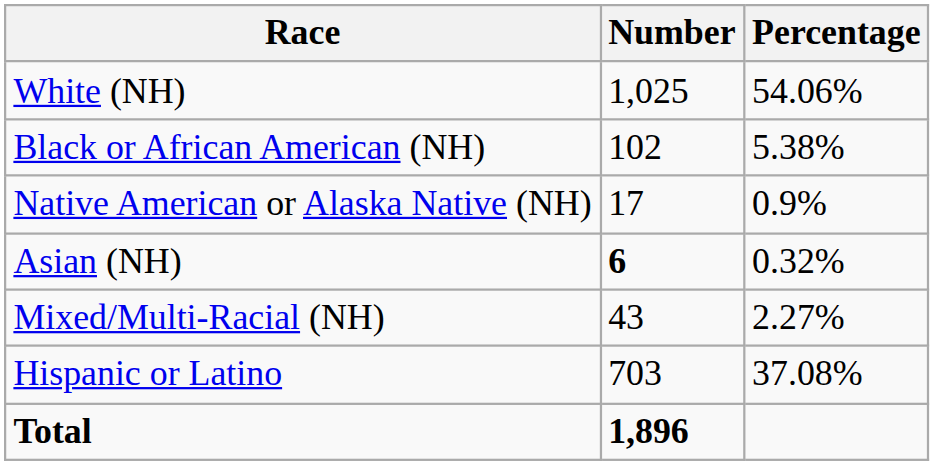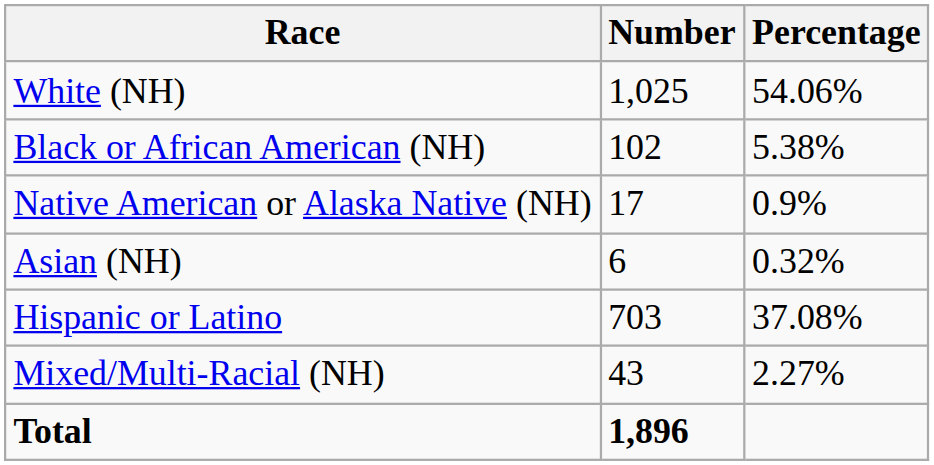(617, 260) bold -> (617, 260) normal
rows swapped: (199, 317) <-> (148, 373)
